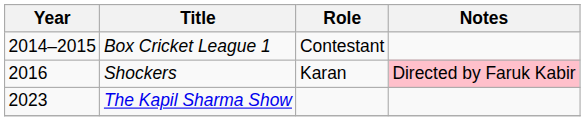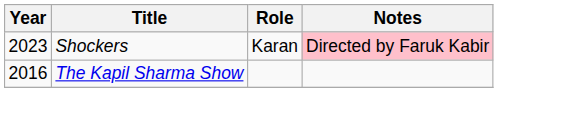- row: (187, 45)
(28, 73) 2016 -> (28, 45) 2023
(28, 101) 2023 -> (28, 73) 2016
